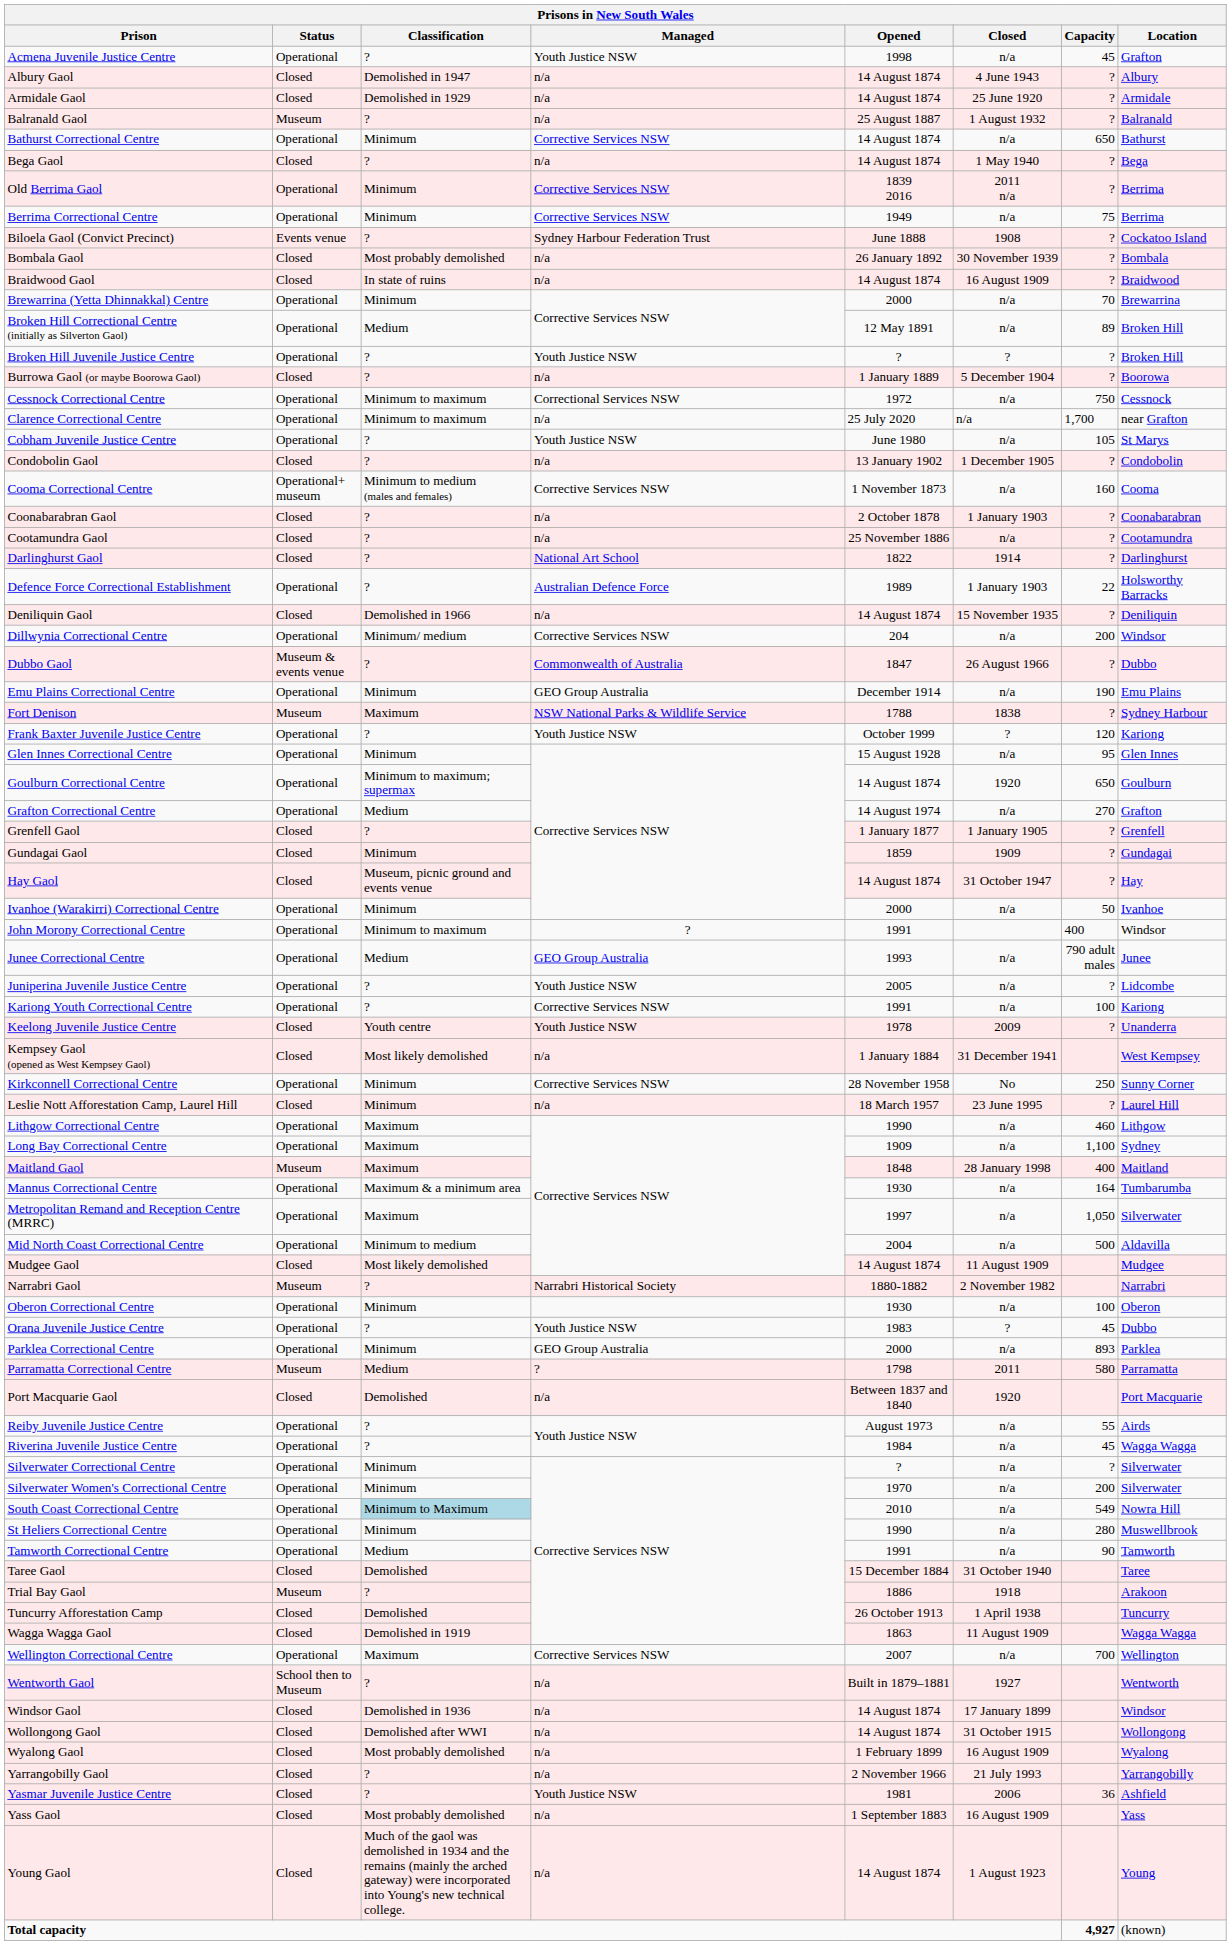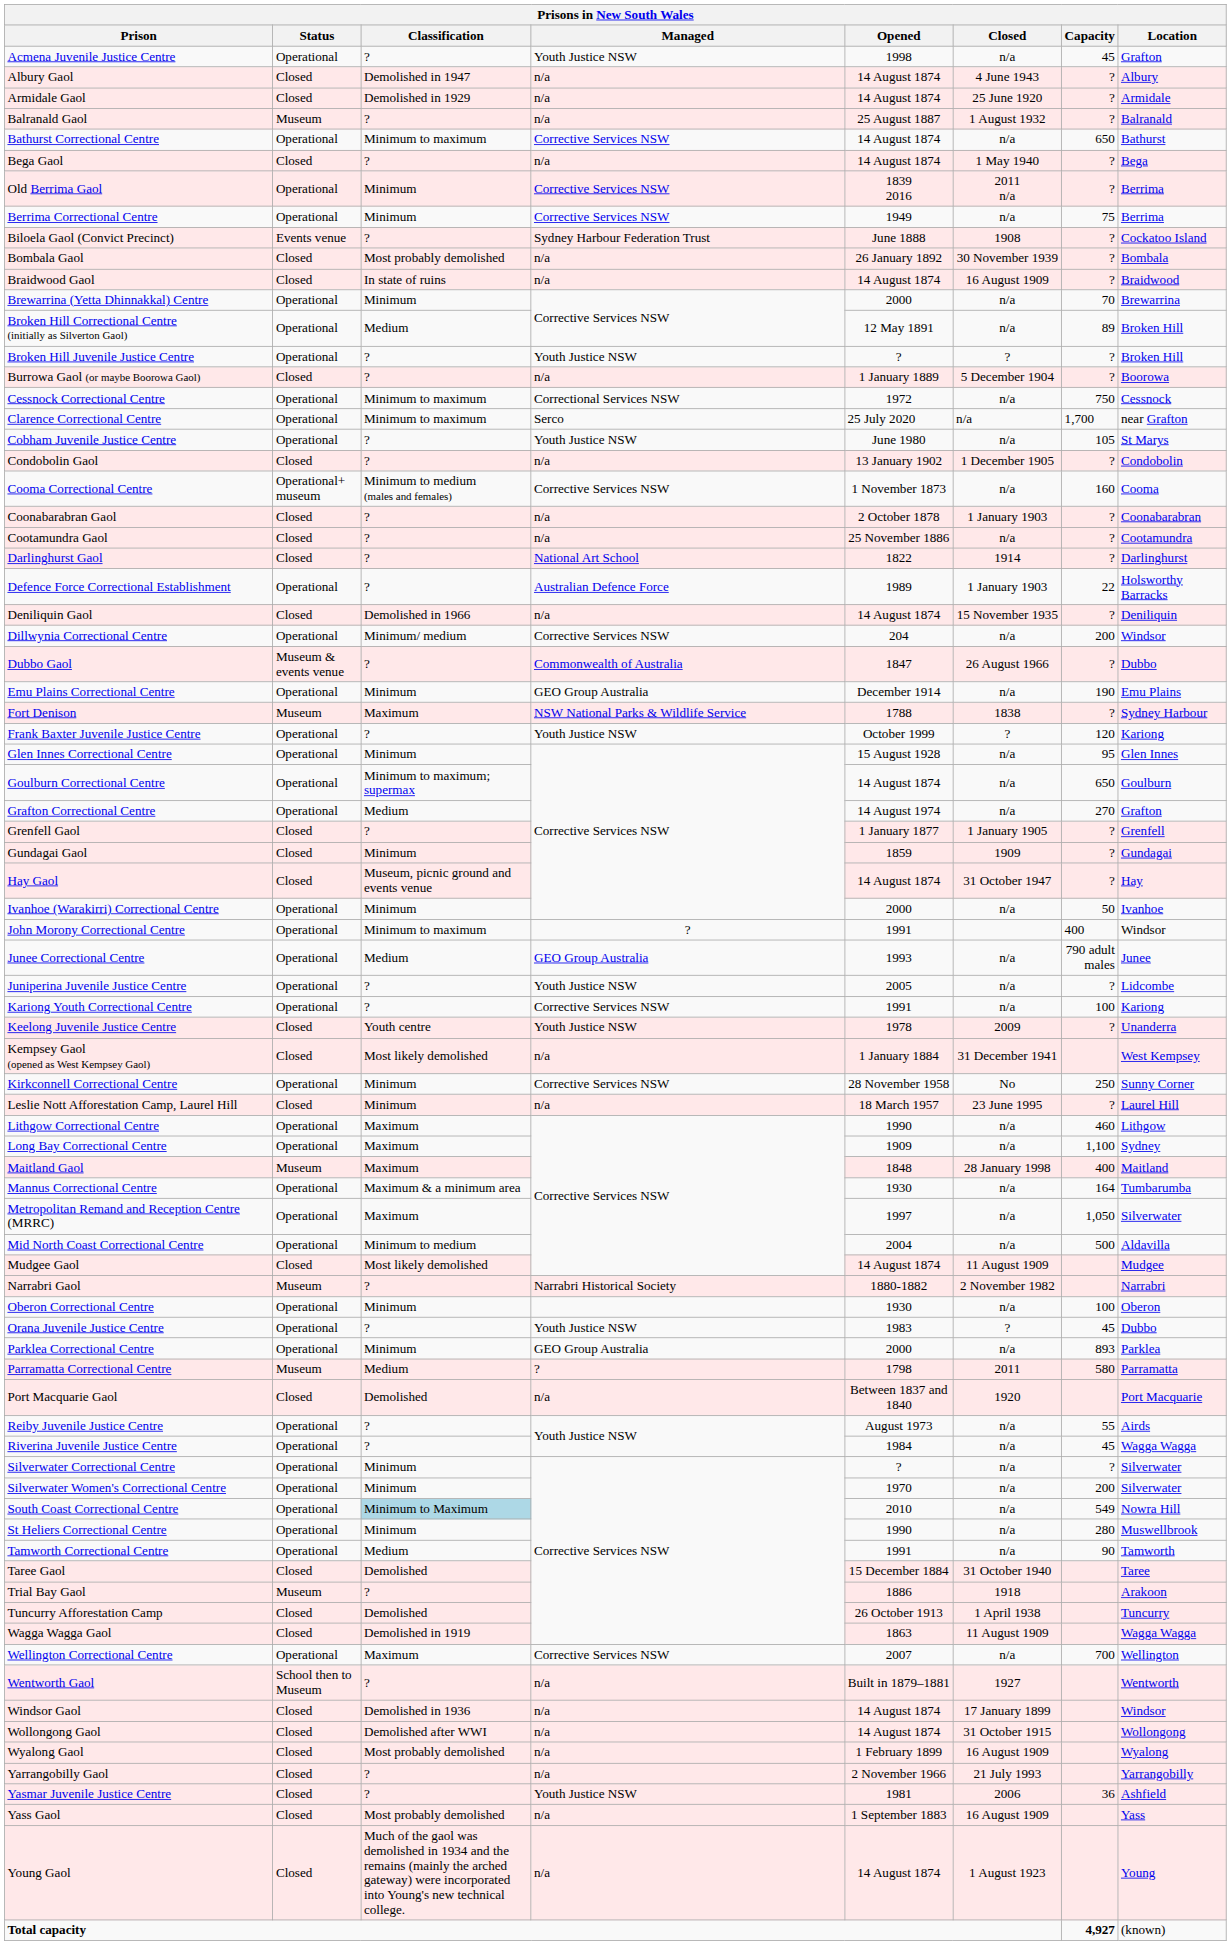(390, 139) Minimum -> (425, 139) Minimum to maximum
(542, 418) n/a -> (549, 418) Serco
(1007, 782) 1920 -> (1007, 782) n/a
